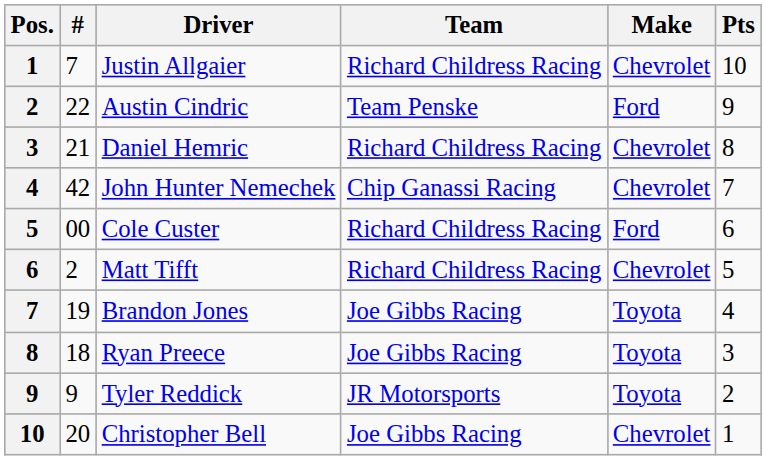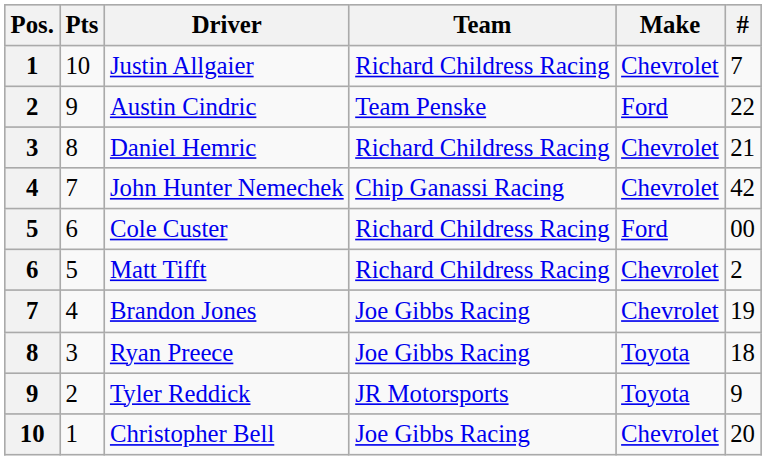columns swapped: (78, 25) <-> (738, 25)
(647, 311) Toyota -> (670, 311) Chevrolet
